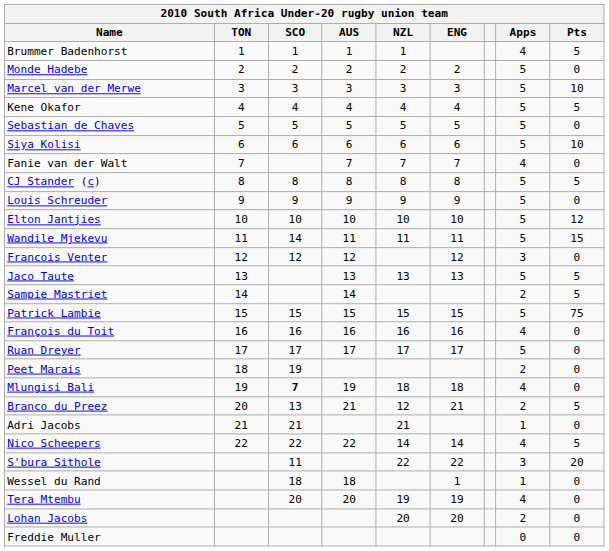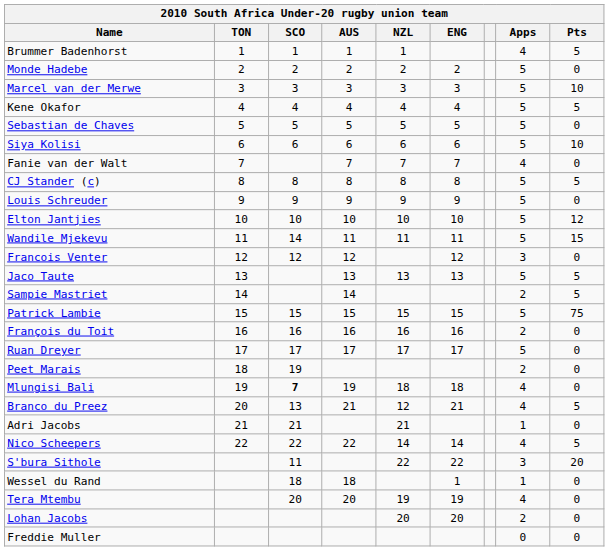(523, 331) 4 -> (523, 331) 2
(523, 406) 2 -> (523, 406) 4
